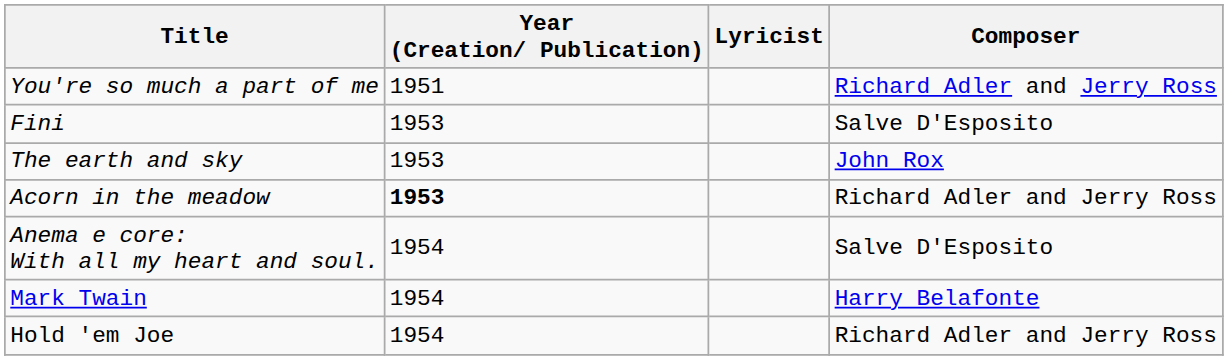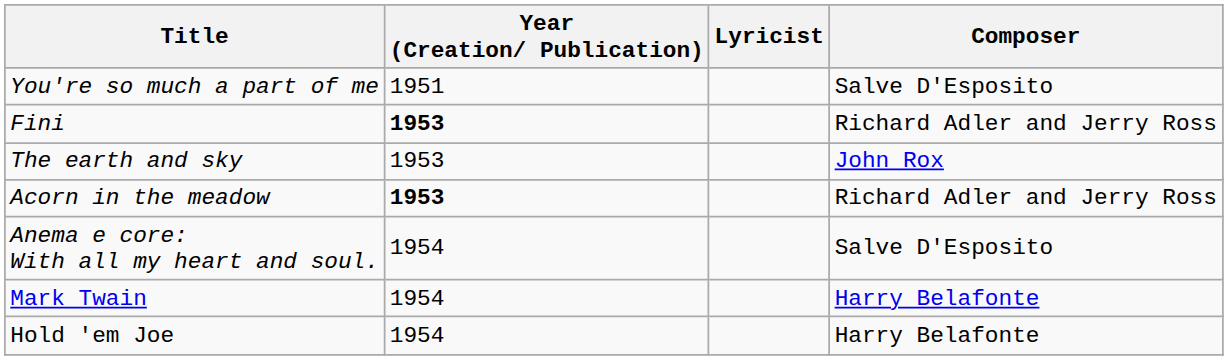(1026, 87) Richard Adler and Jerry Ross -> (944, 87) Salve D'Esposito
(417, 124) normal -> (417, 124) bold
(944, 124) Salve D'Esposito -> (1026, 124) Richard Adler and Jerry Ross
(1026, 335) Richard Adler and Jerry Ross -> (937, 335) Harry Belafonte
